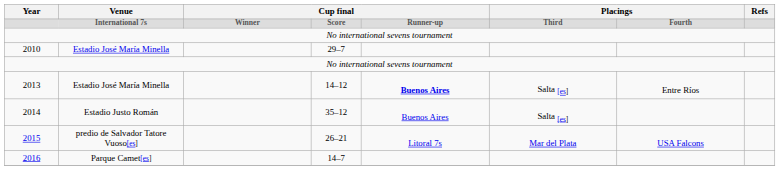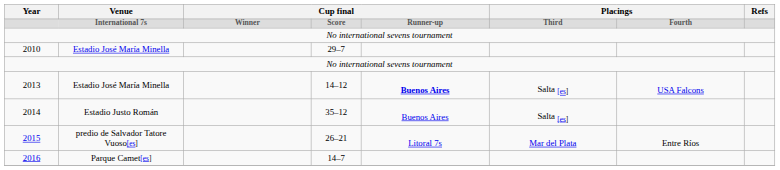(681, 90) Entre Ríos -> (681, 90) USA Falcons
(681, 144) USA Falcons -> (681, 144) Entre Ríos
